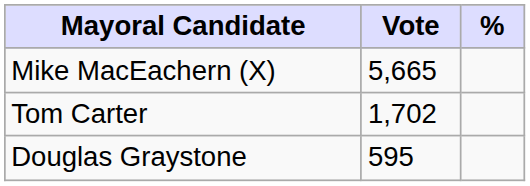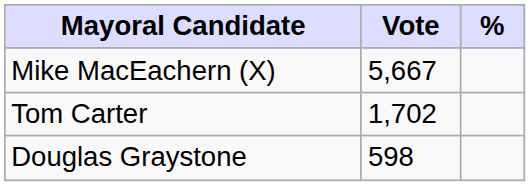(402, 69) 5,665 -> (402, 69) 5,667
(391, 157) 595 -> (391, 157) 598
